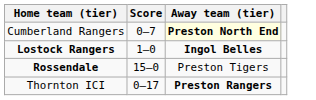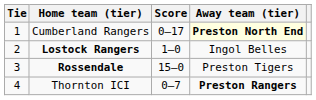+ column: (17, 14)
(146, 32) 0–7 -> (171, 32) 0–17
(223, 50) bold -> (248, 50) normal
(146, 86) 0–17 -> (171, 86) 0–7
